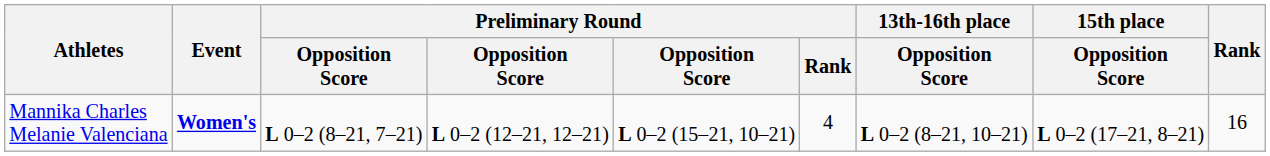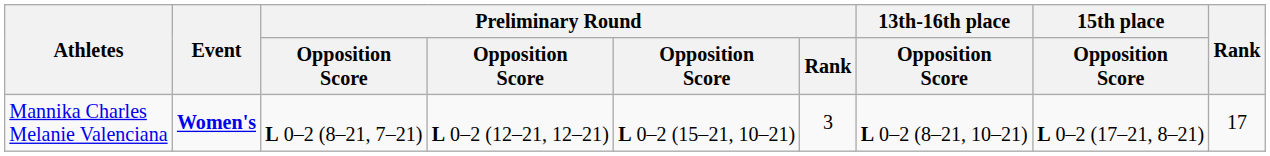(828, 123) 4 -> (828, 123) 3
(1237, 123) 16 -> (1237, 123) 17
